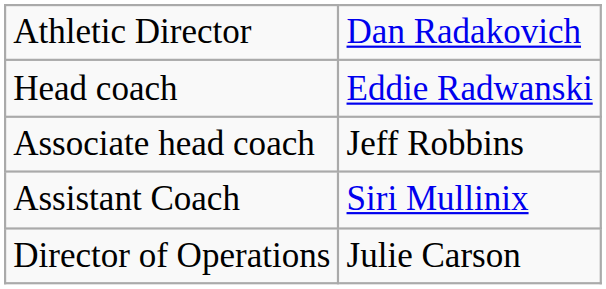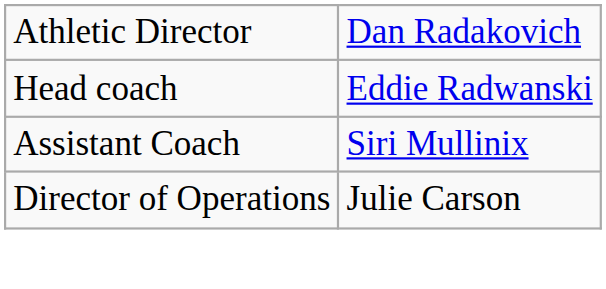- row: (164, 143)
